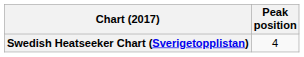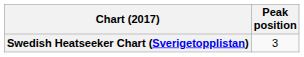(275, 43) 4 -> (275, 43) 3
